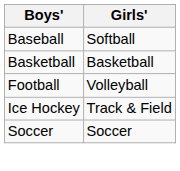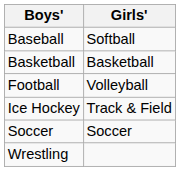+ row: (38, 154)
